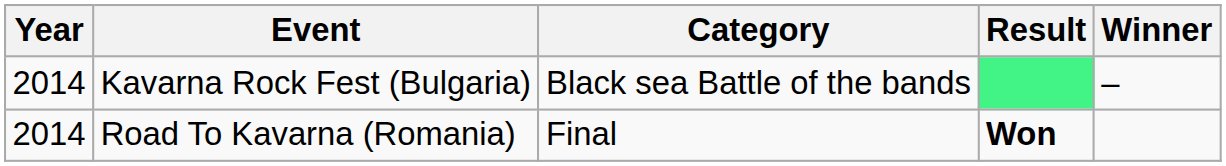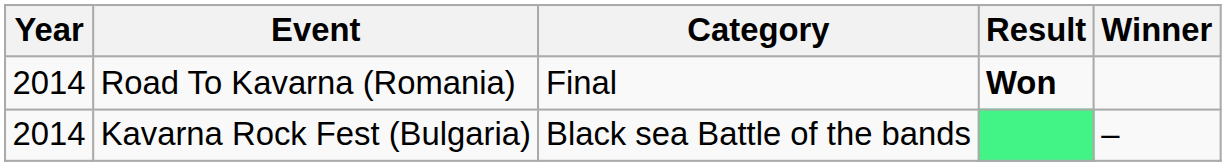rows swapped: (308, 134) <-> (316, 82)
